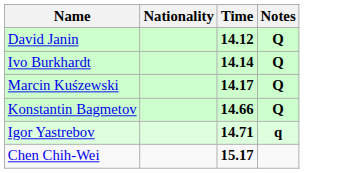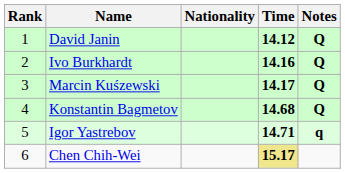+ column: (25, 16)
(237, 62) 14.14 -> (278, 62) 14.16
(237, 109) 14.66 -> (278, 109) 14.68
(237, 156) no background -> (278, 156) khaki background
